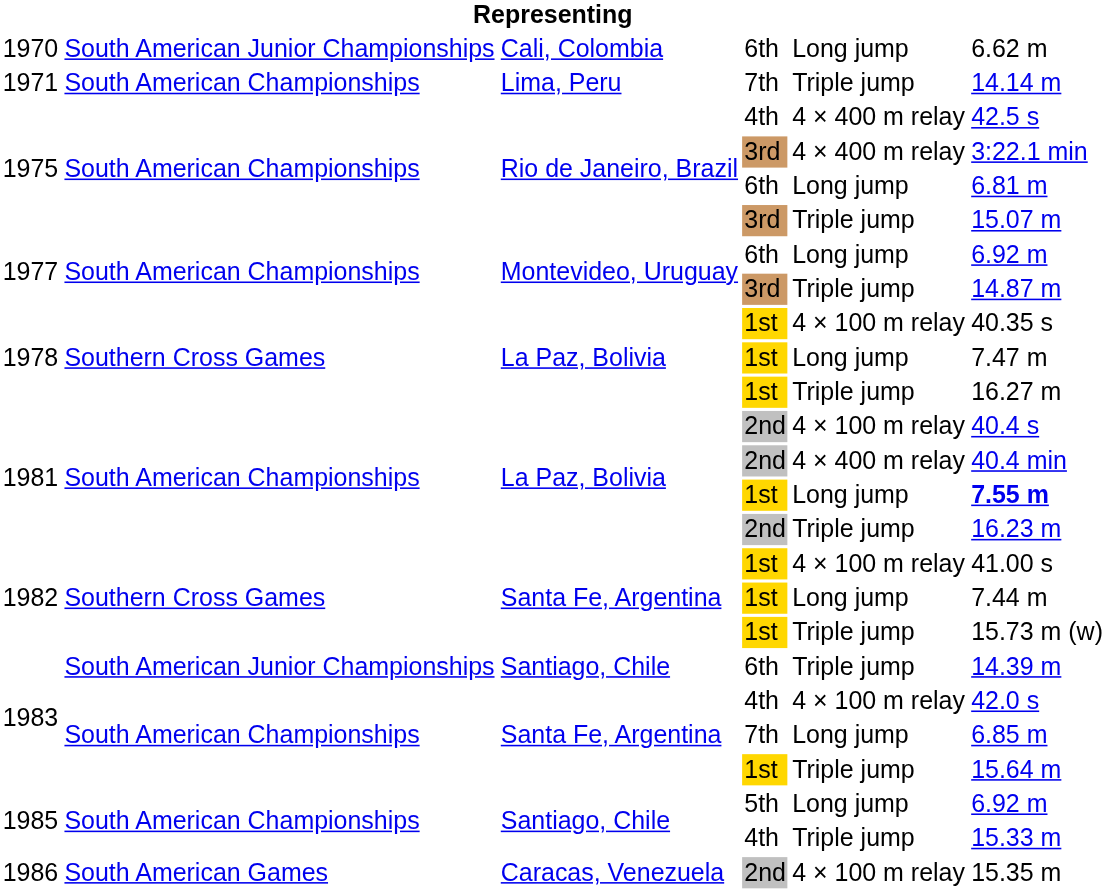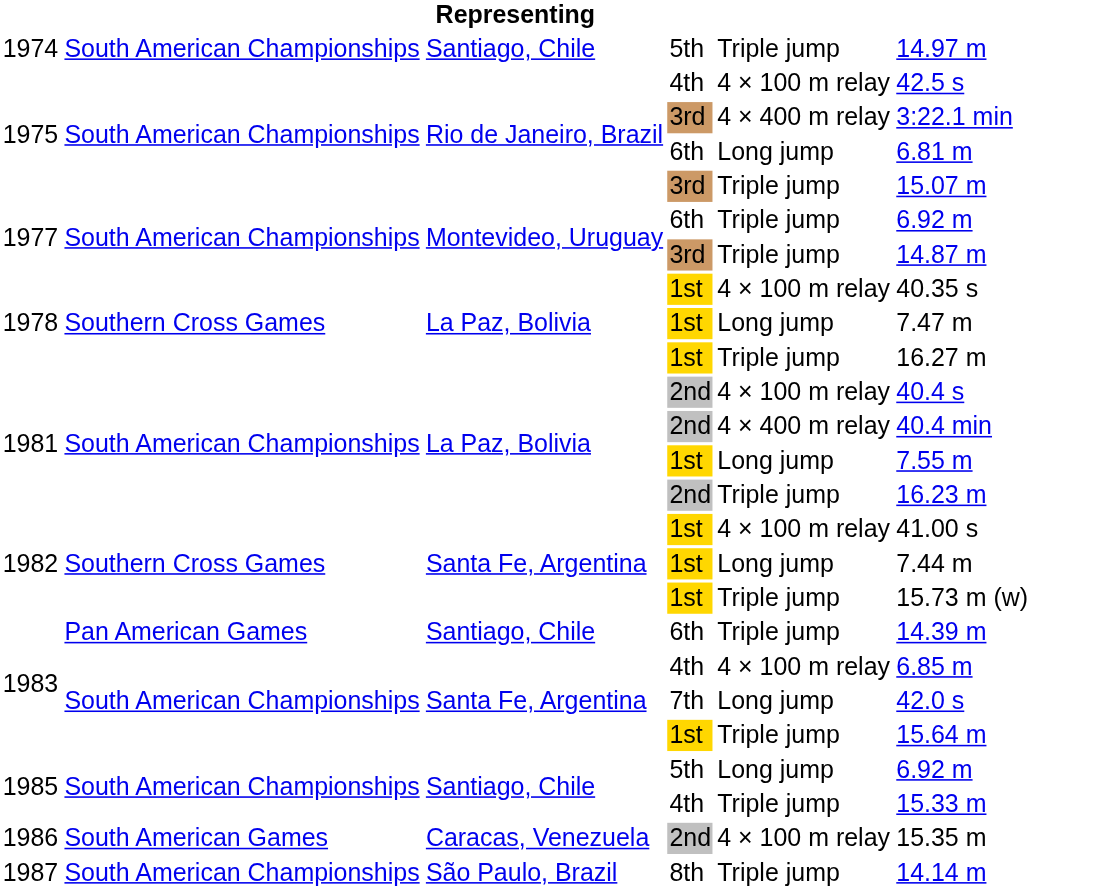- row: (30, 48)
- row: (30, 83)
+ row: (30, 48)
(879, 117) 4 × 400 m relay -> (804, 83) 4 × 100 m relay
(850, 254) Long jump -> (779, 220) Triple jump
(1010, 494) bold -> (934, 460) normal
(279, 666) South American Junior Championships -> (186, 632) Pan American Games
(1005, 700) 42.0 s -> (934, 666) 6.85 m
(1009, 735) 6.85 m -> (930, 700) 42.0 s
+ row: (30, 872)
